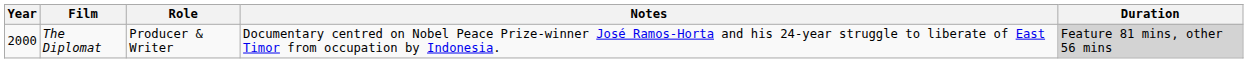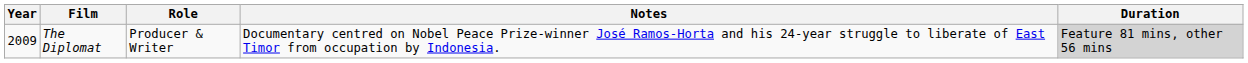(22, 41) 2000 -> (22, 41) 2009
